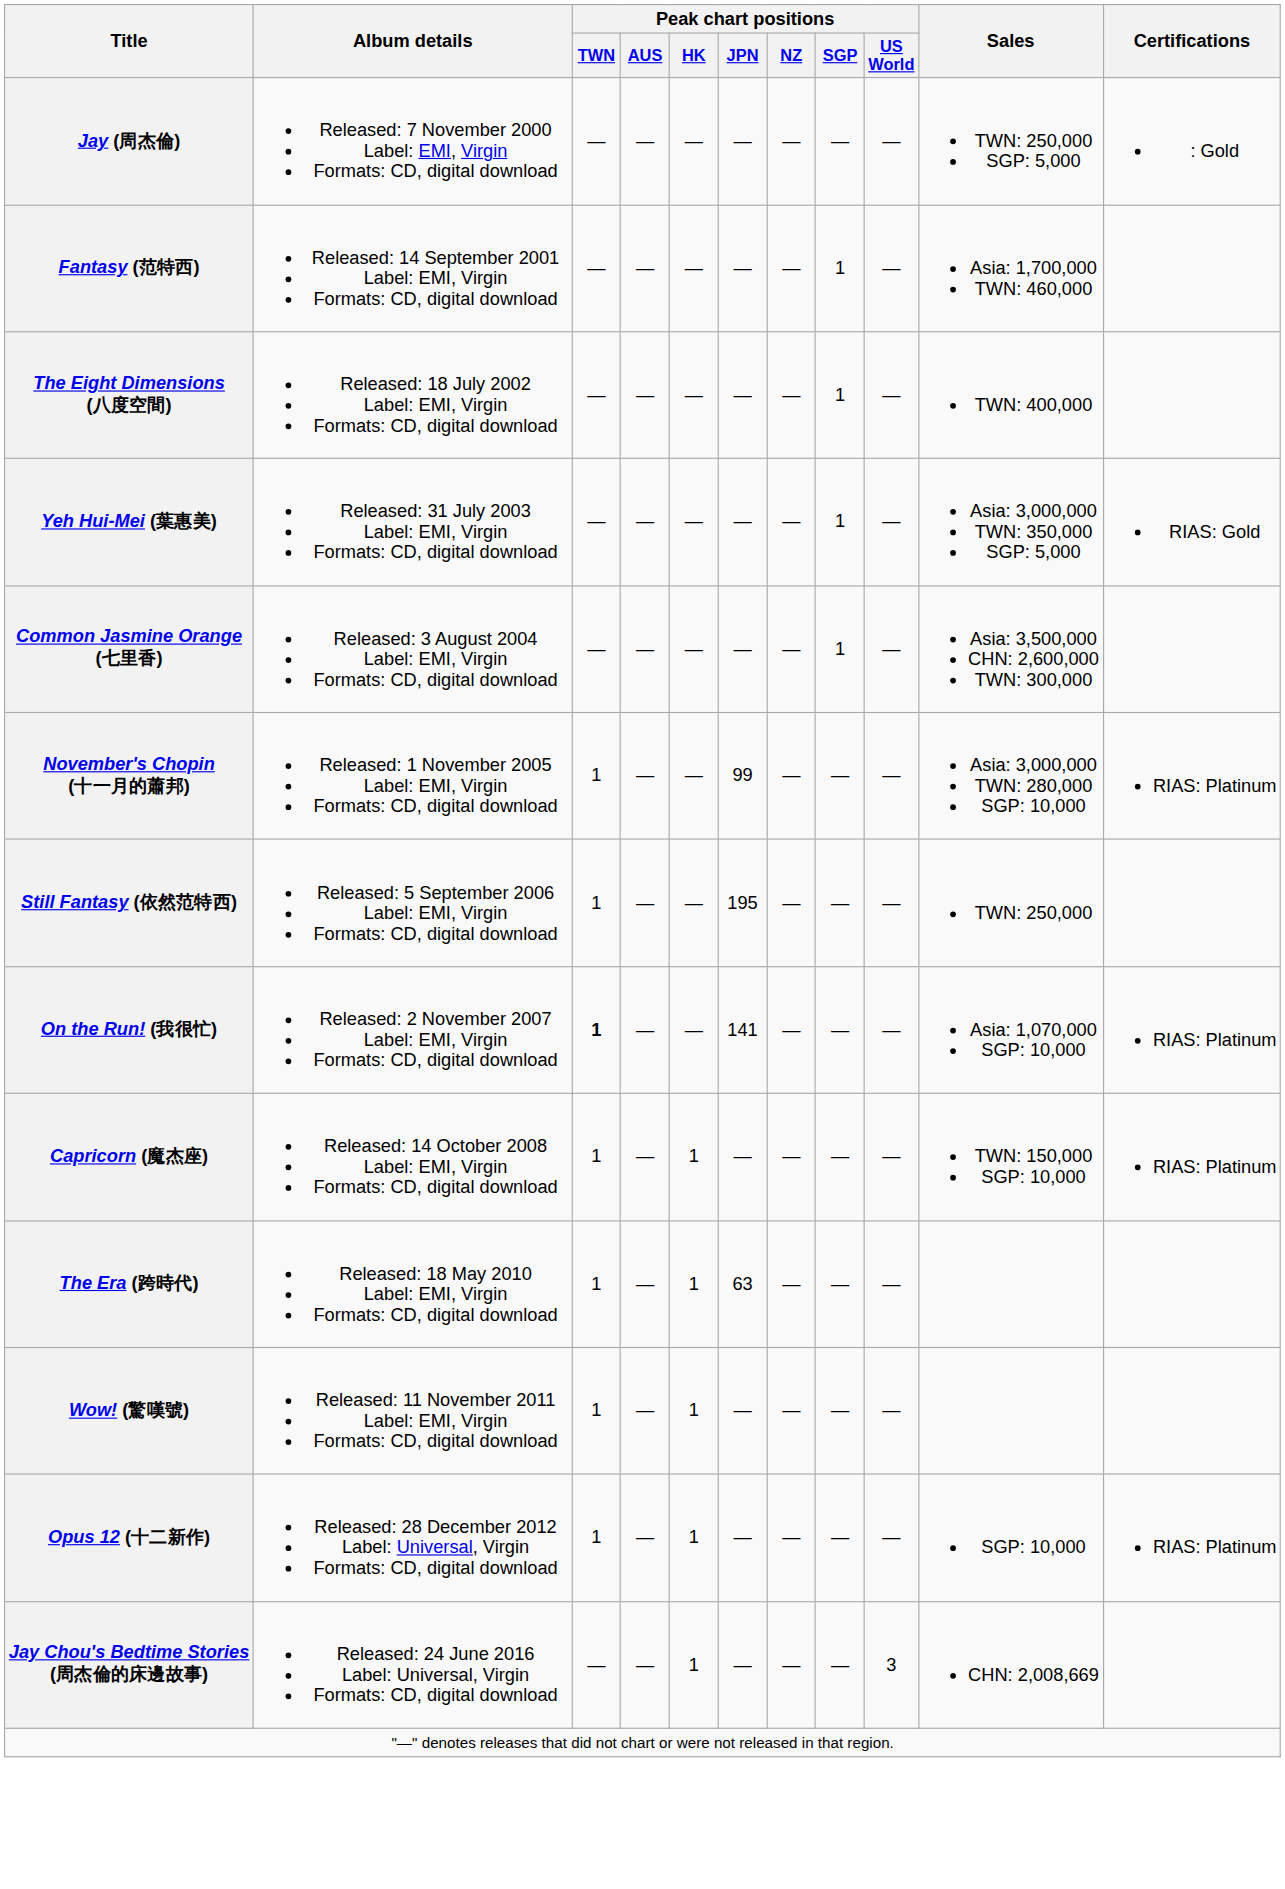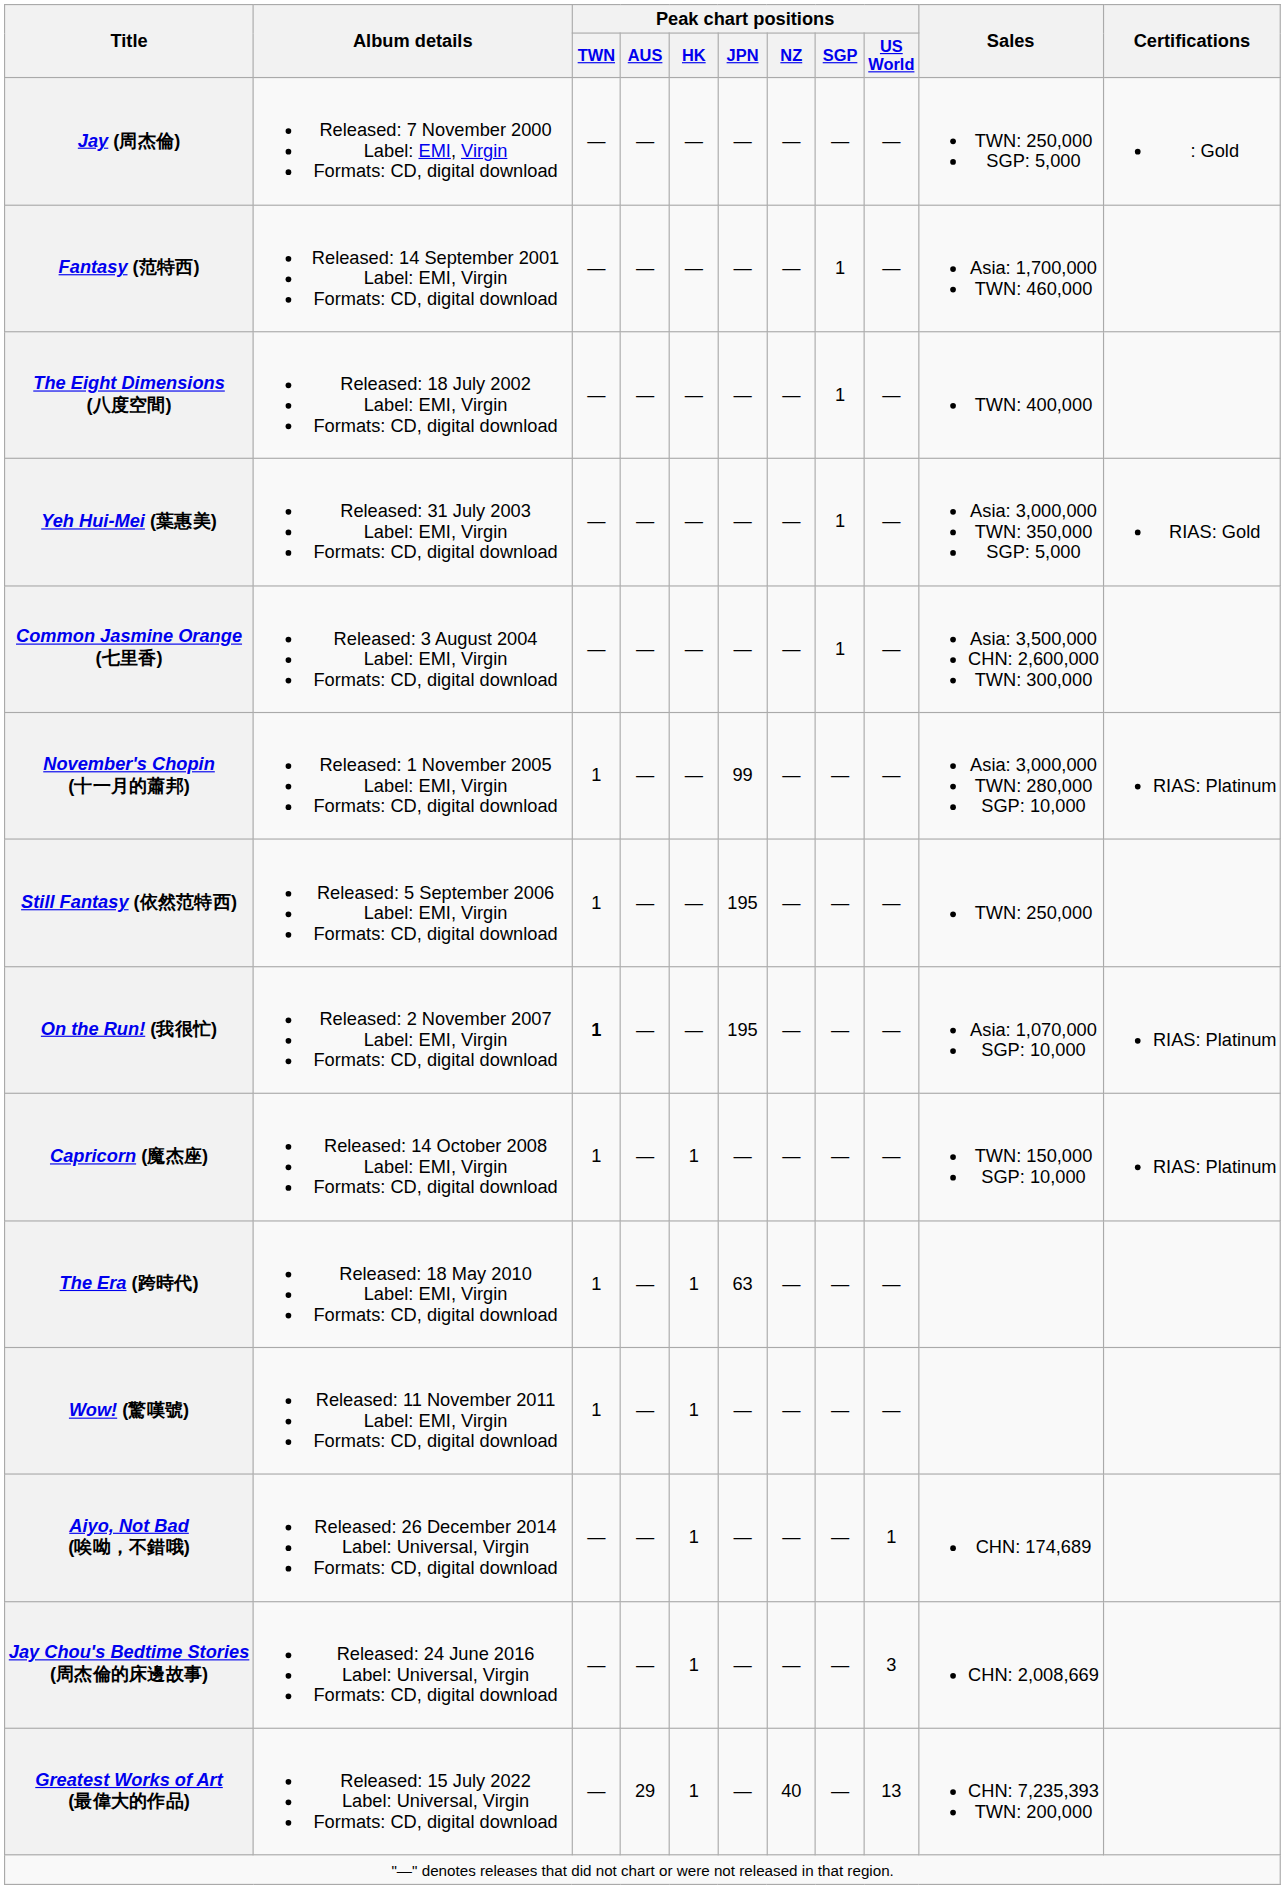(743, 1029) 141 -> (743, 1029) 195
- row: (129, 1537)
+ row: (129, 1536)
+ row: (129, 1790)
